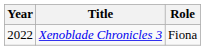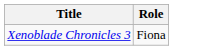- column: (20, 14)
